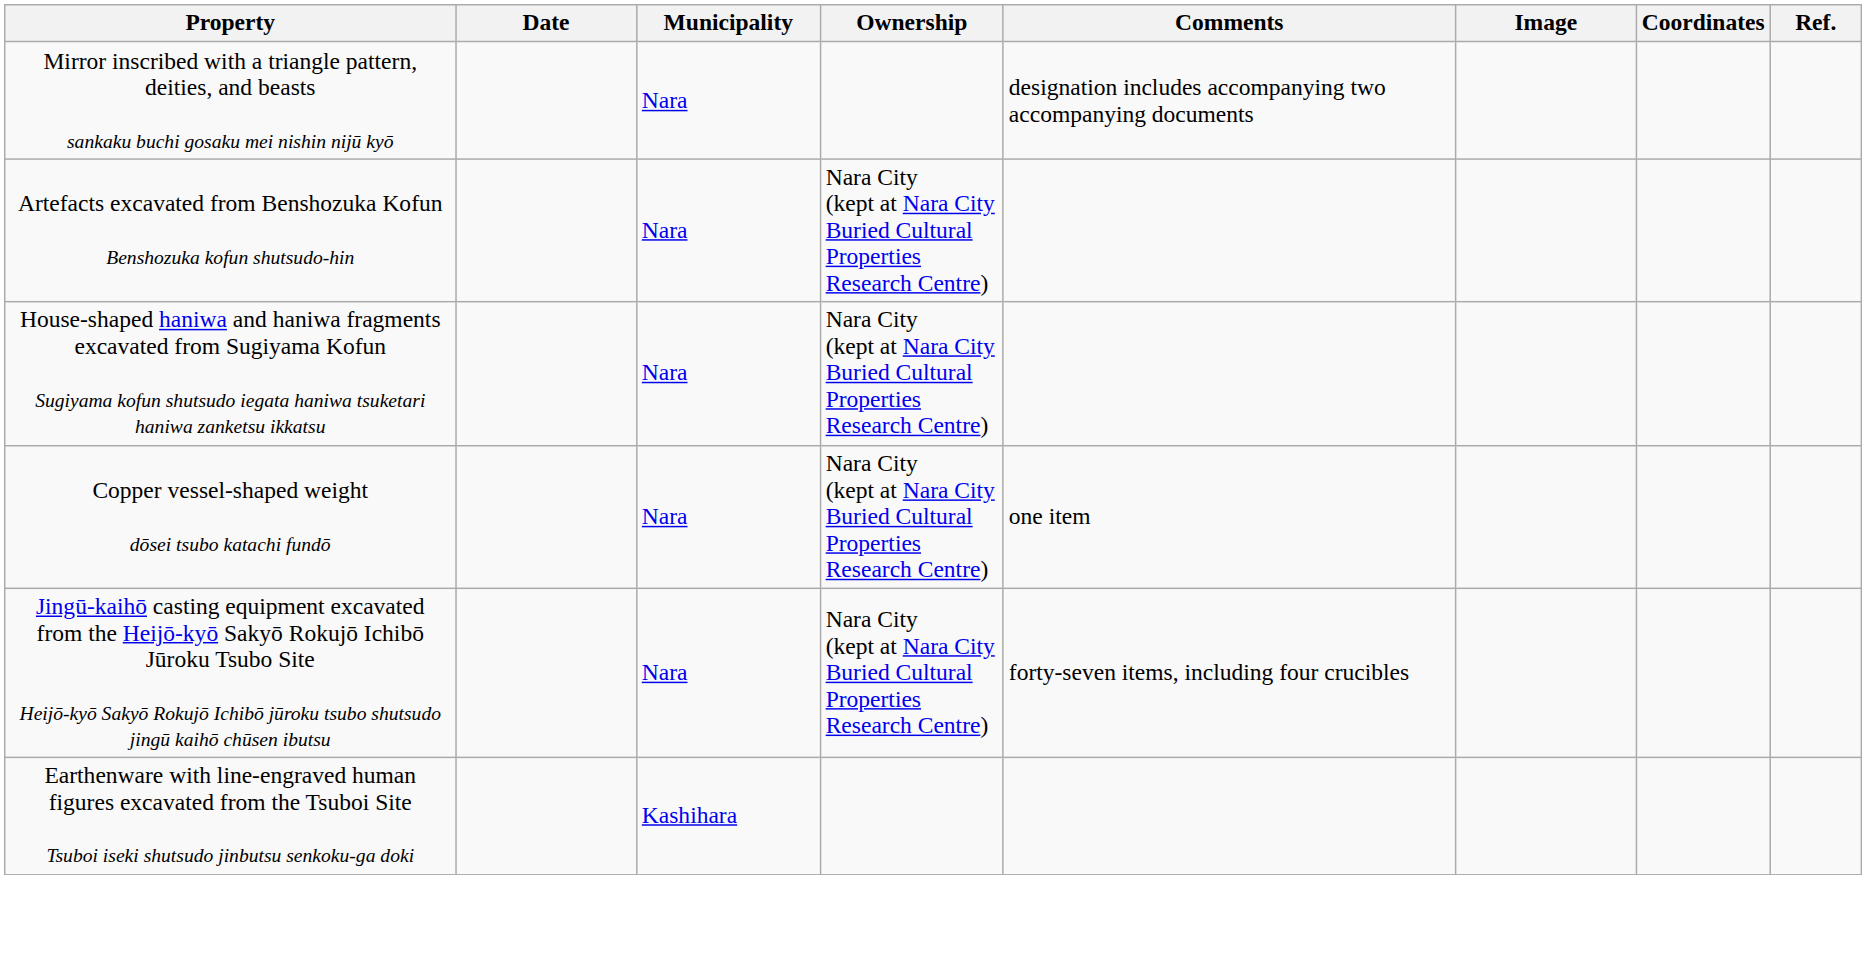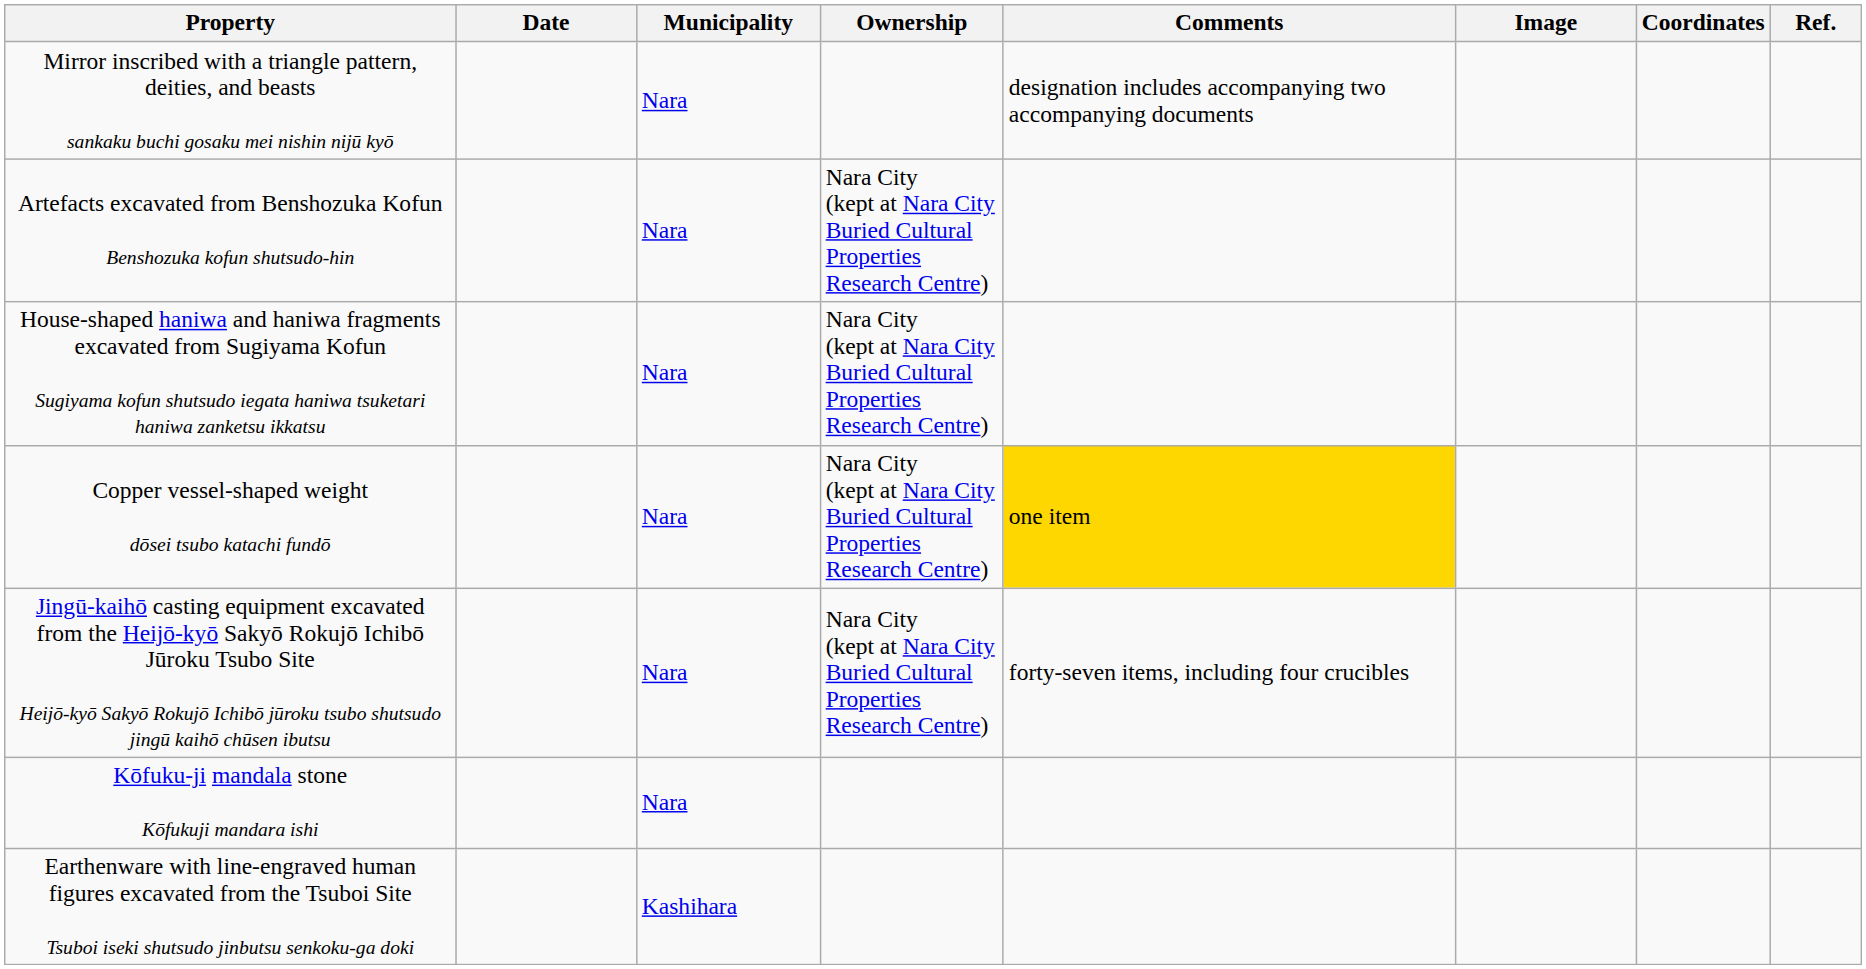(1050, 516) no background -> (1050, 516) gold background
+ row: (230, 802)
